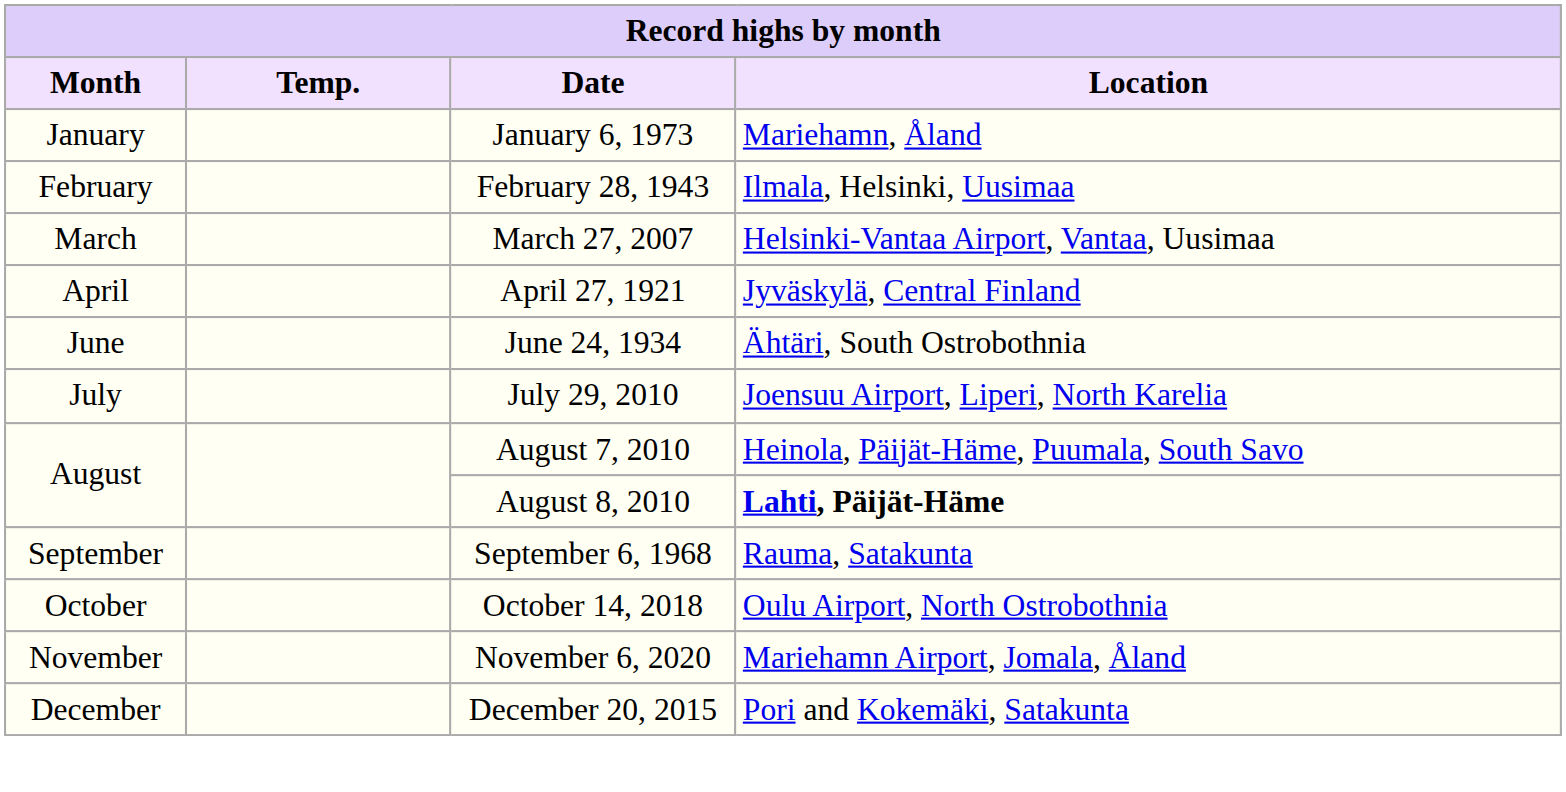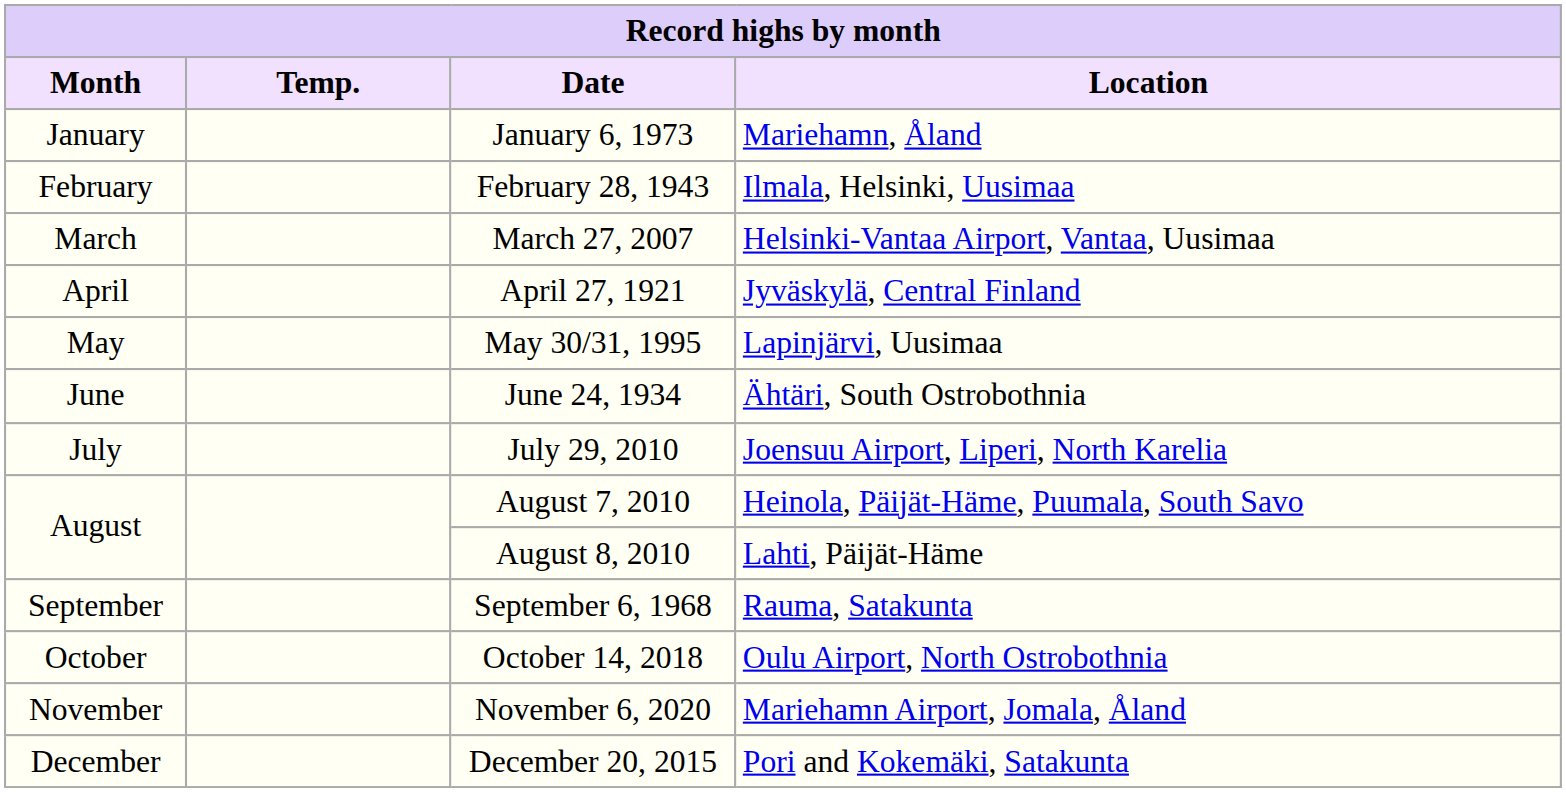+ row: (593, 343)
(874, 499) bold -> (863, 552) normal
